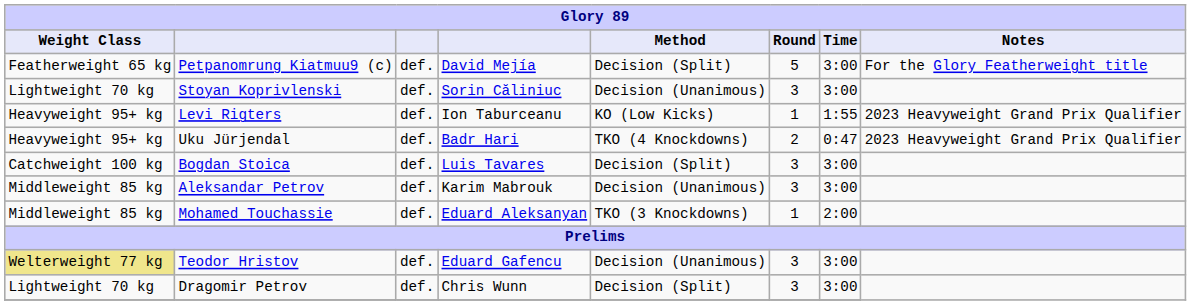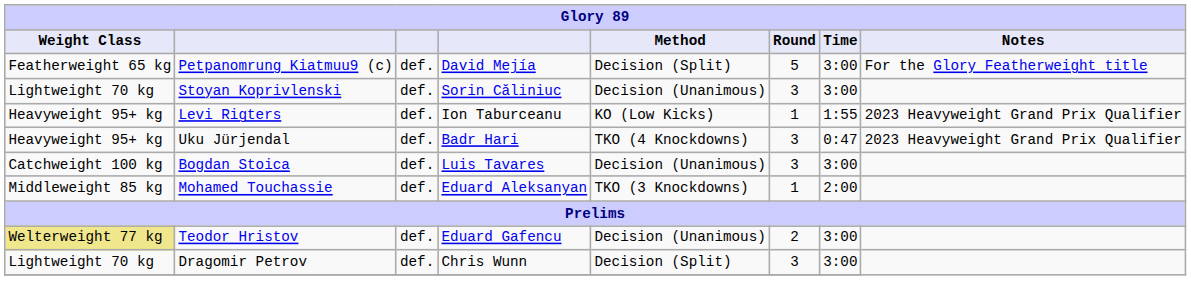(794, 140) 2 -> (794, 140) 3
(663, 164) Decision (Split) -> (680, 164) Decision (Unanimous)
- row: (251, 189)
(794, 262) 3 -> (794, 238) 2
